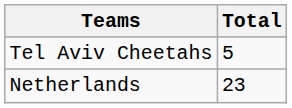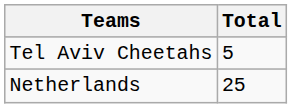(234, 86) 23 -> (234, 86) 25
